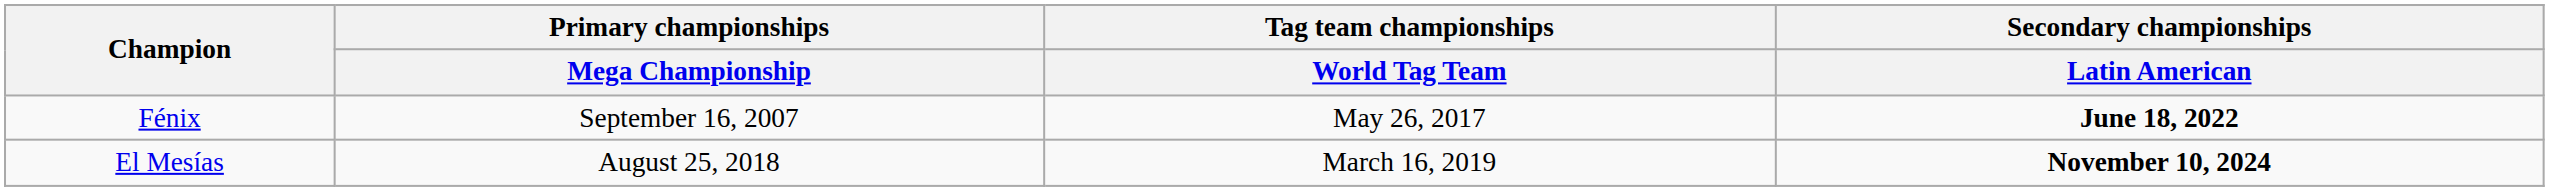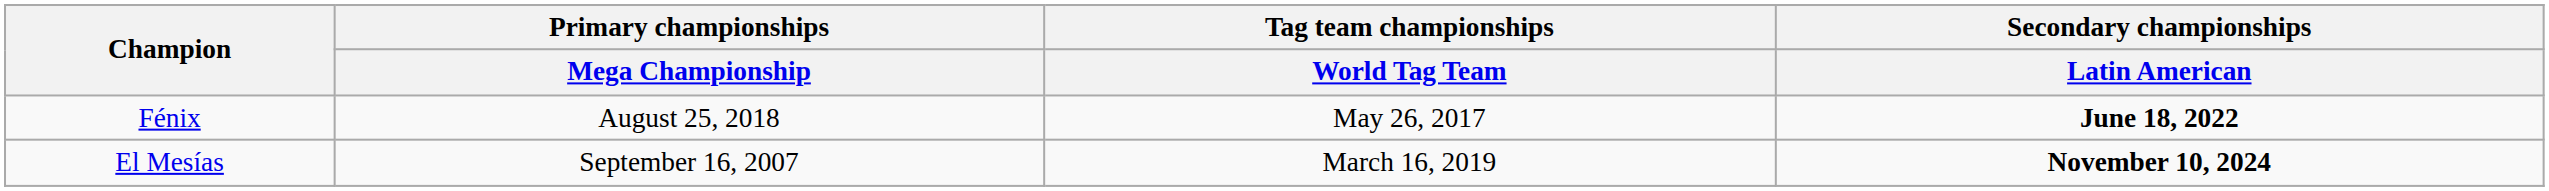(689, 116) September 16, 2007 -> (689, 116) August 25, 2018
(689, 161) August 25, 2018 -> (689, 161) September 16, 2007
